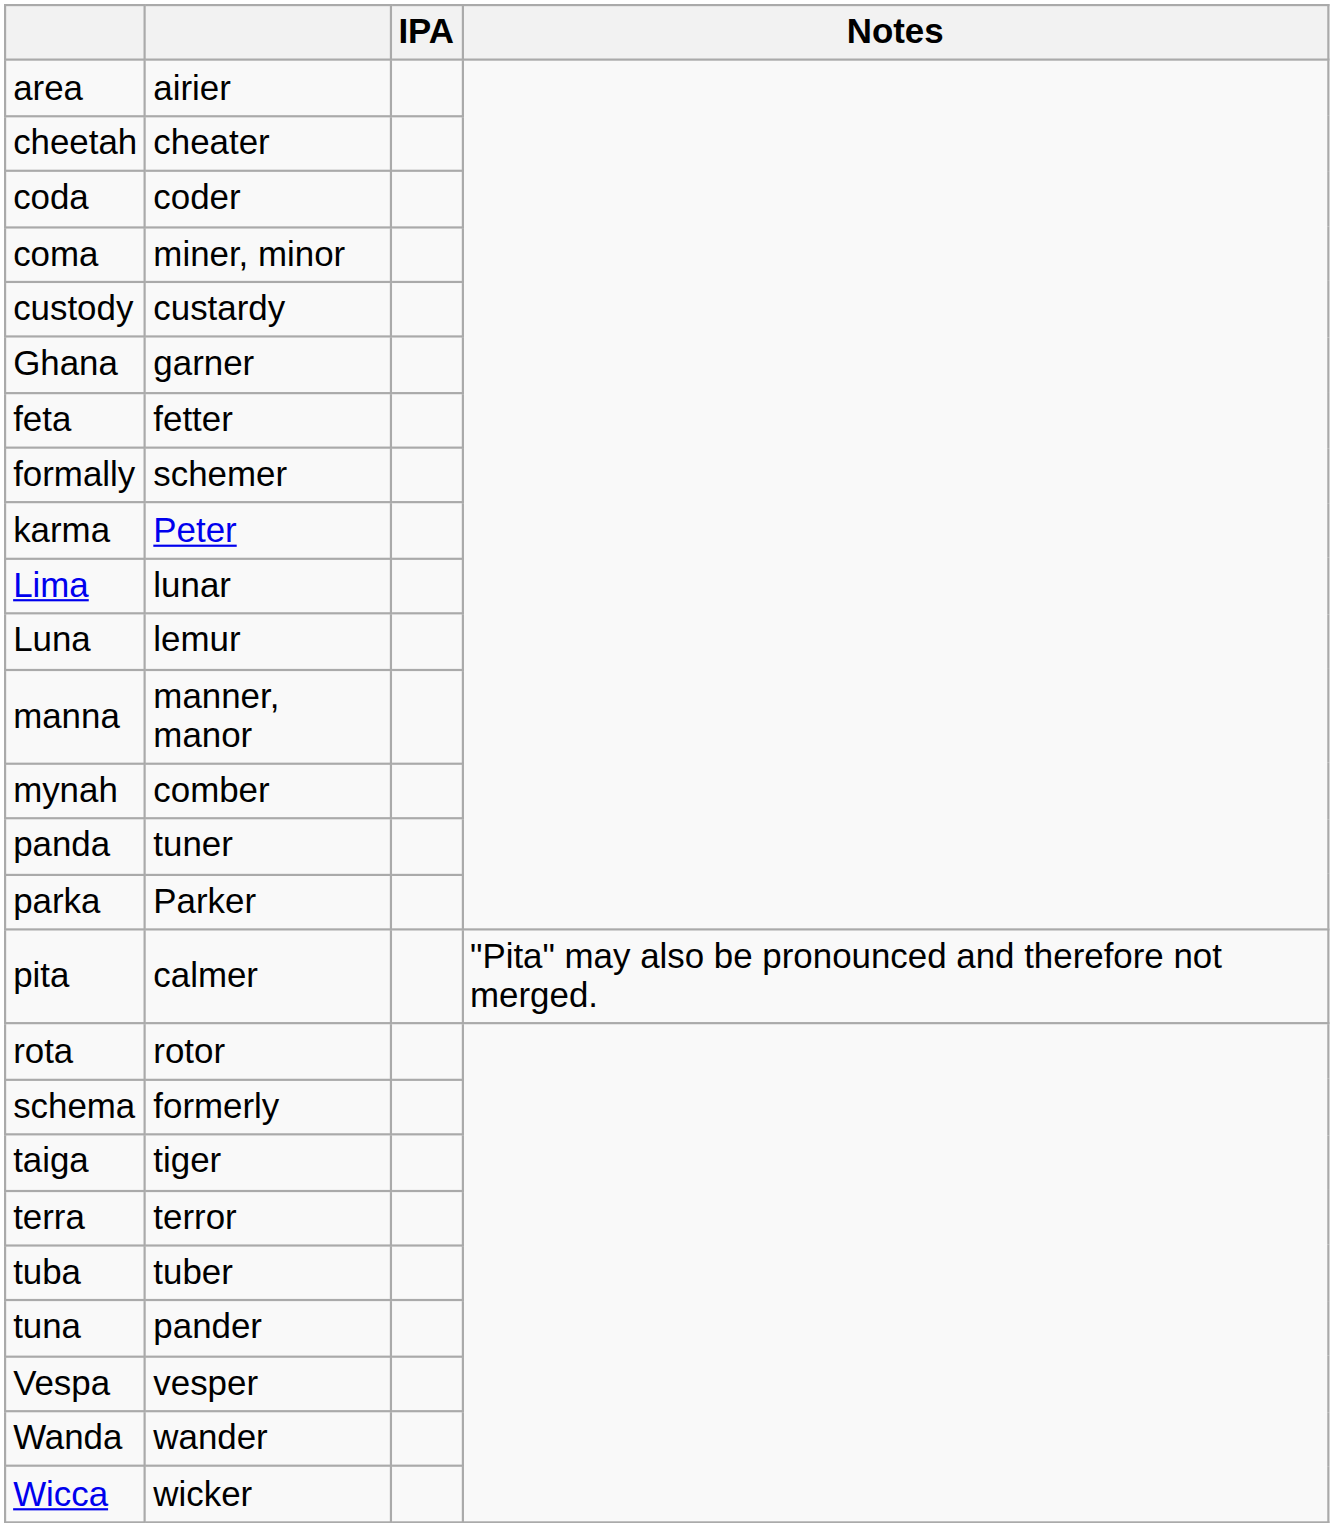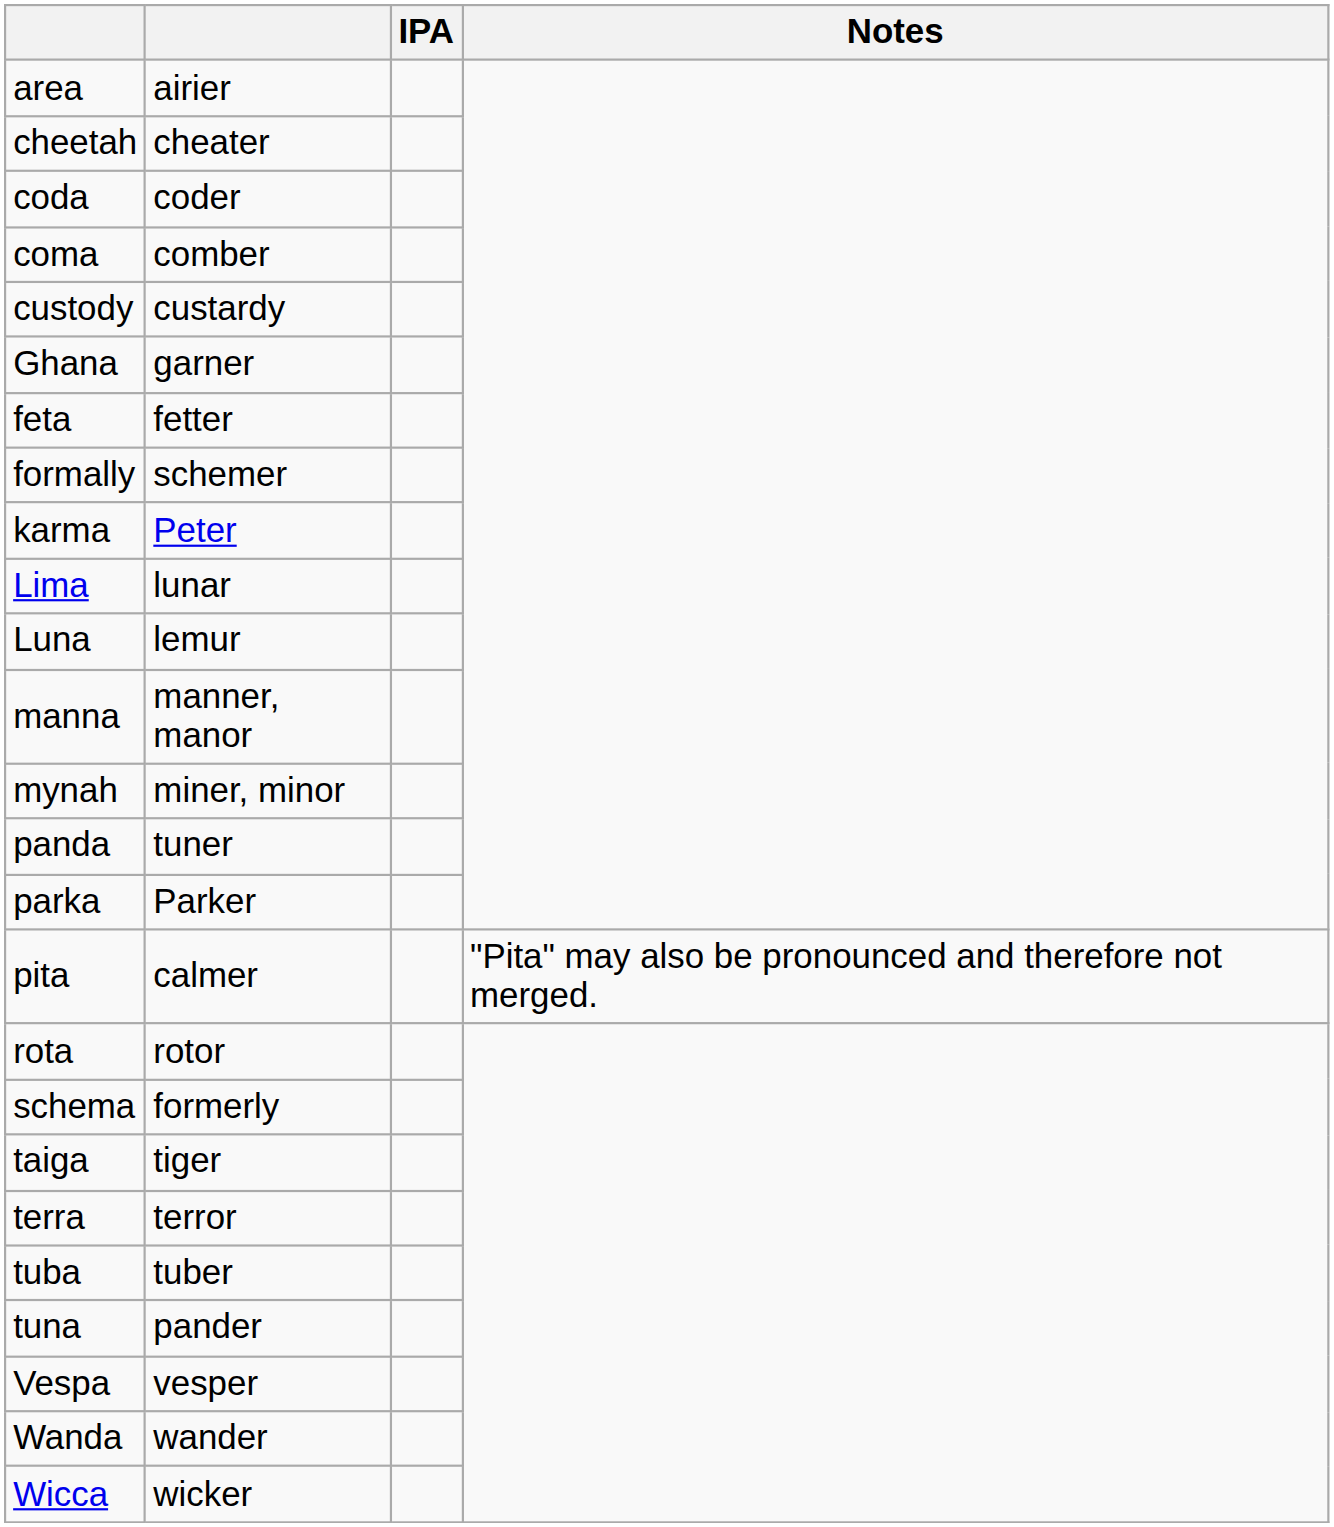(249, 253) miner, minor -> (211, 253) comber
(211, 790) comber -> (249, 790) miner, minor
